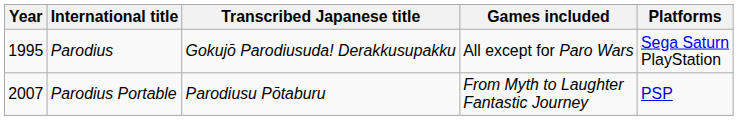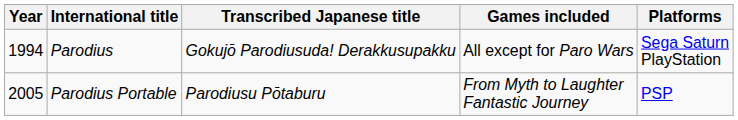(26, 51) 1995 -> (26, 51) 1994
(26, 94) 2007 -> (26, 94) 2005
